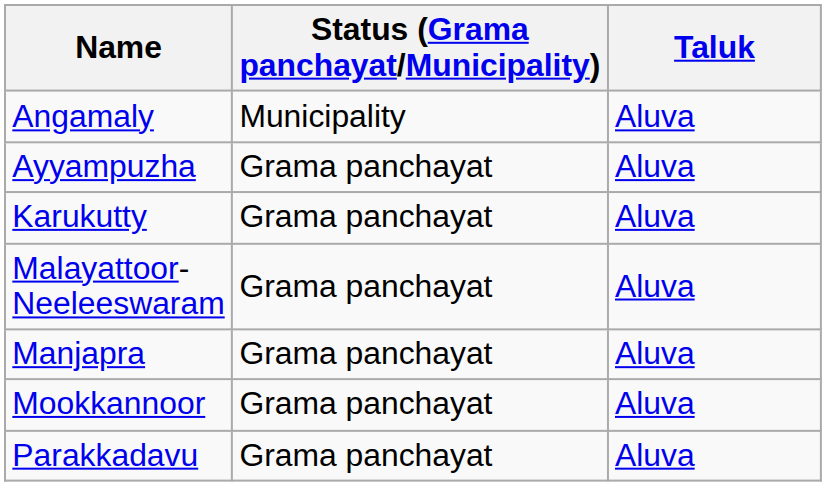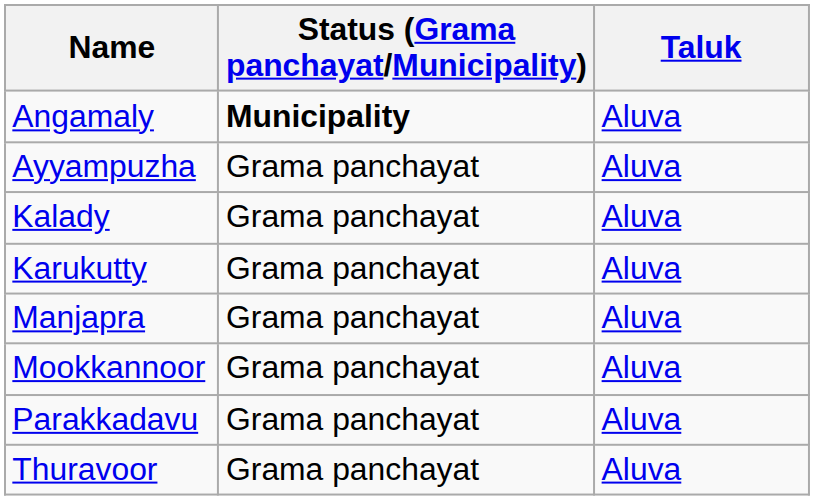(323, 116) normal -> (318, 116) bold
+ row: (61, 217)
- row: (119, 285)
+ row: (85, 469)
